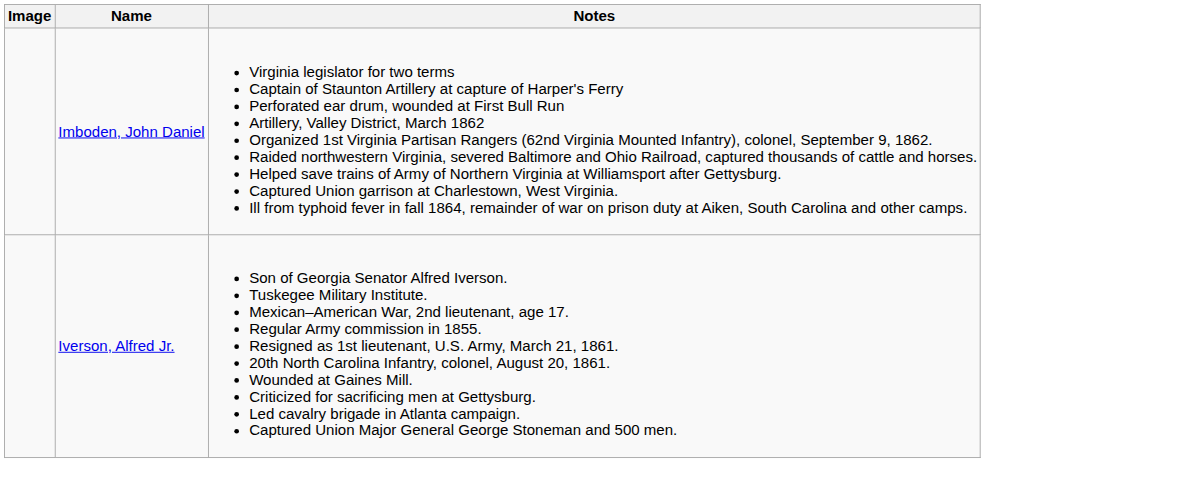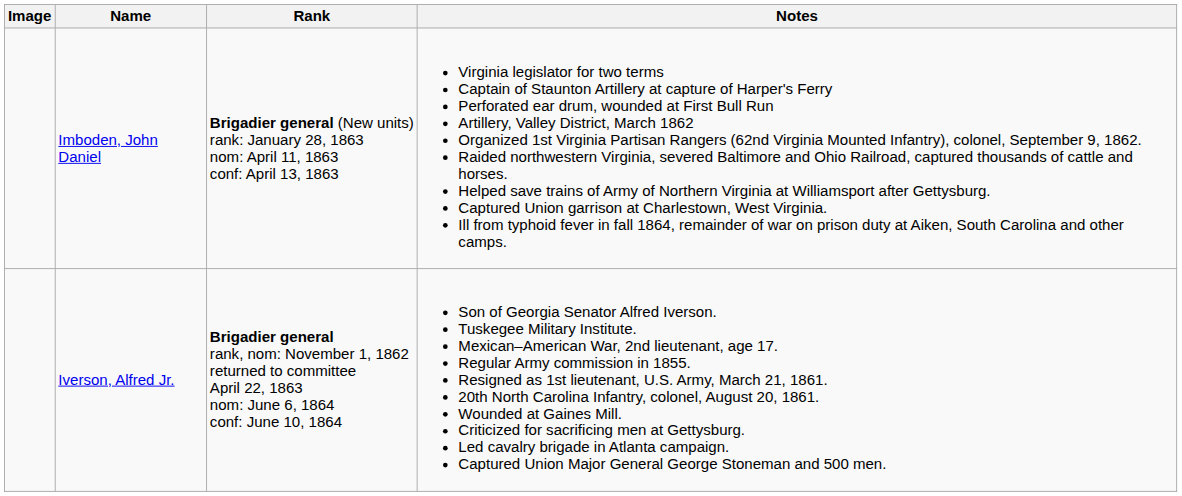+ column: (312, 16)
